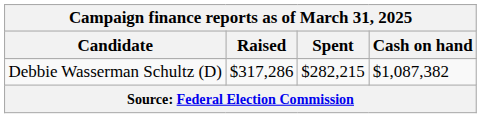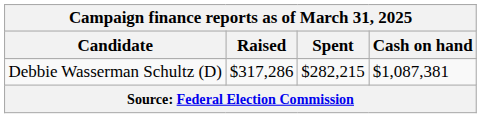(411, 71) $1,087,382 -> (411, 71) $1,087,381
